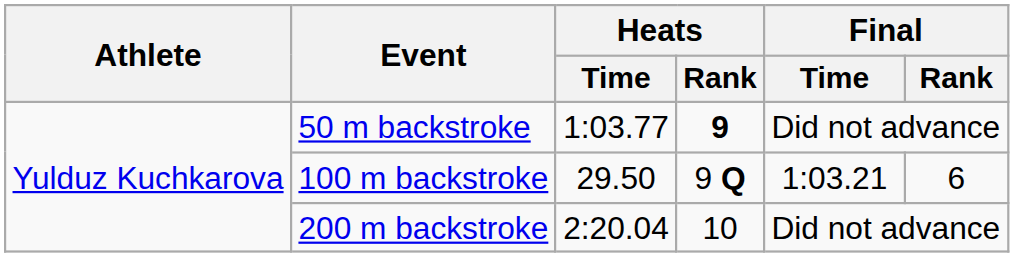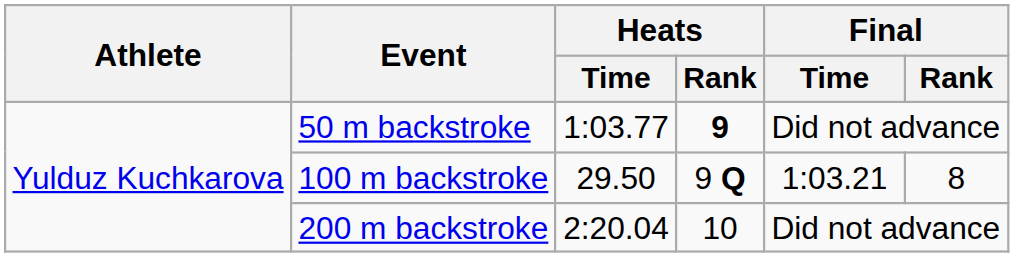(956, 178) 6 -> (956, 178) 8
